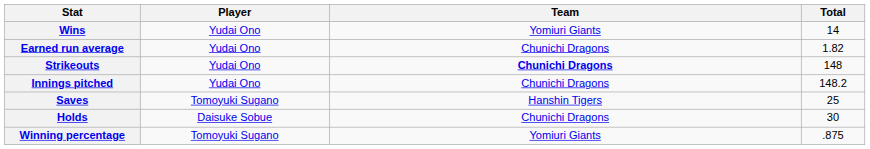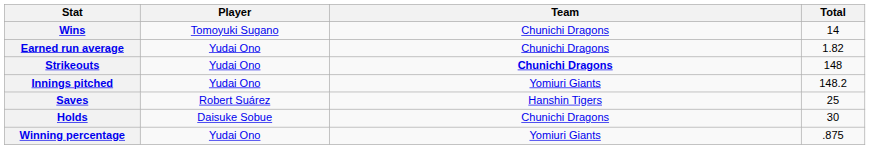(235, 30) Yudai Ono -> (235, 30) Tomoyuki Sugano
(565, 30) Yomiuri Giants -> (565, 30) Chunichi Dragons
(565, 83) Chunichi Dragons -> (565, 83) Yomiuri Giants
(235, 100) Tomoyuki Sugano -> (235, 100) Robert Suárez
(235, 135) Tomoyuki Sugano -> (235, 135) Yudai Ono
